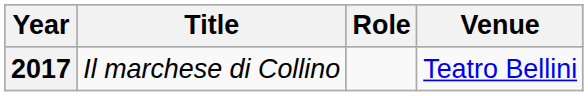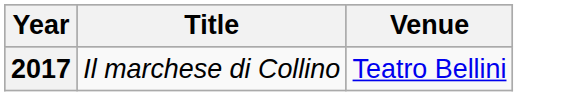- column: (382, 25)
